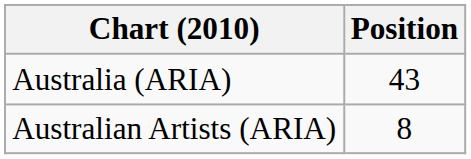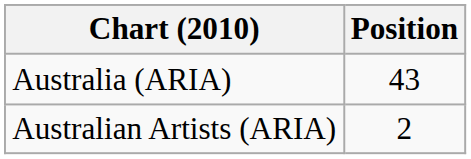(404, 128) 8 -> (404, 128) 2
